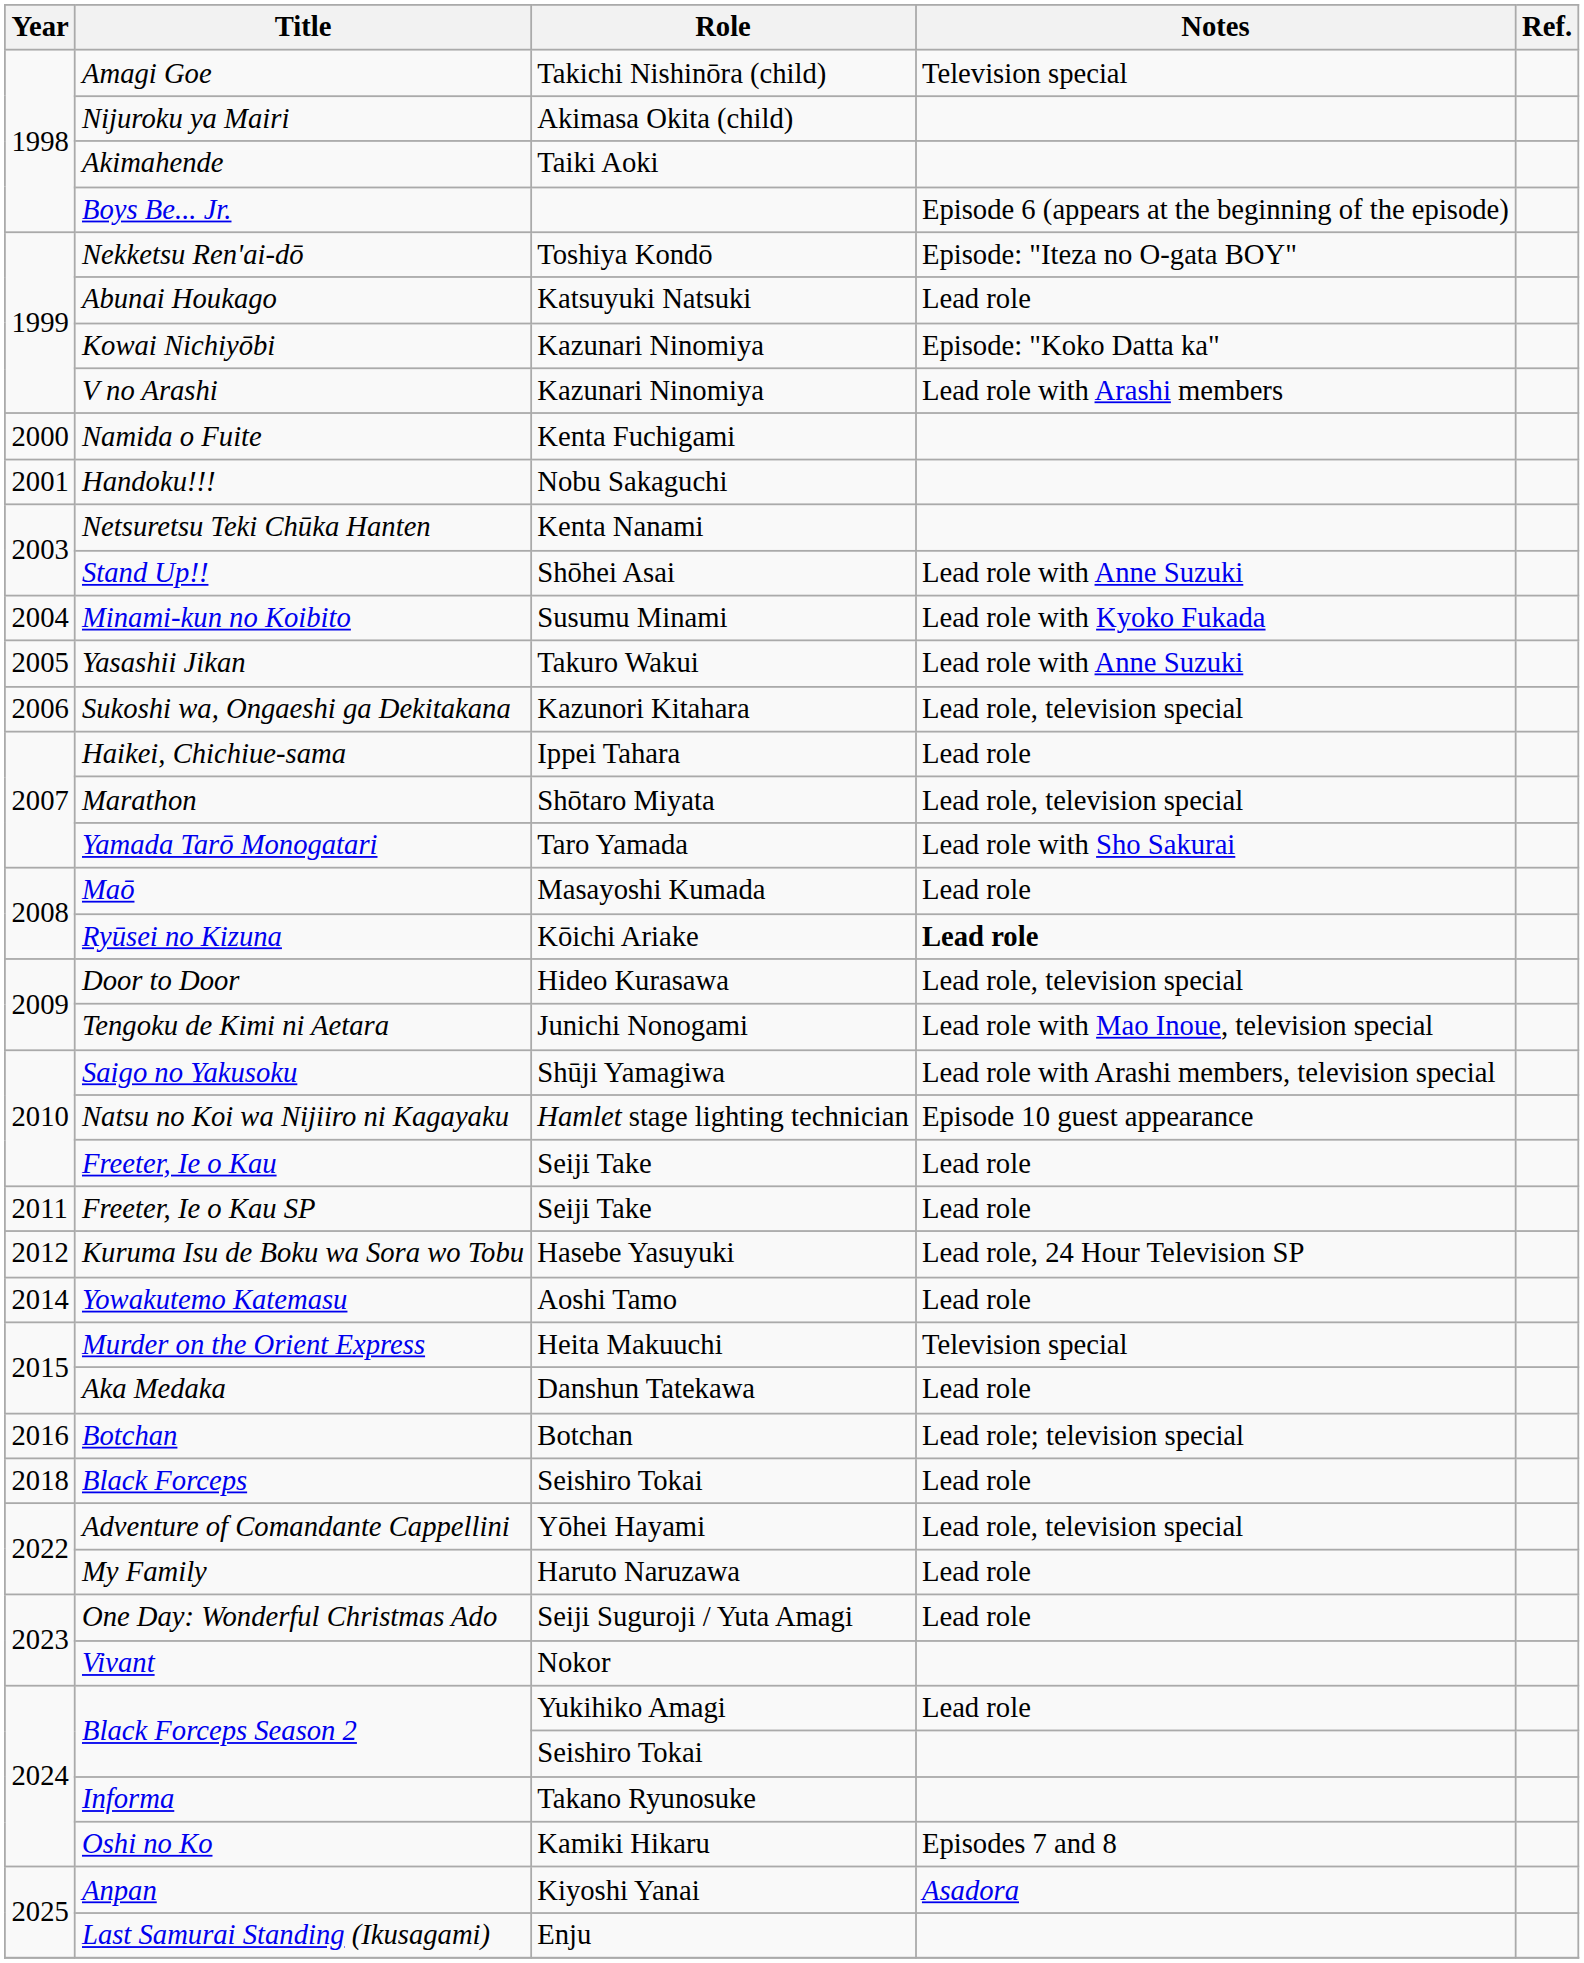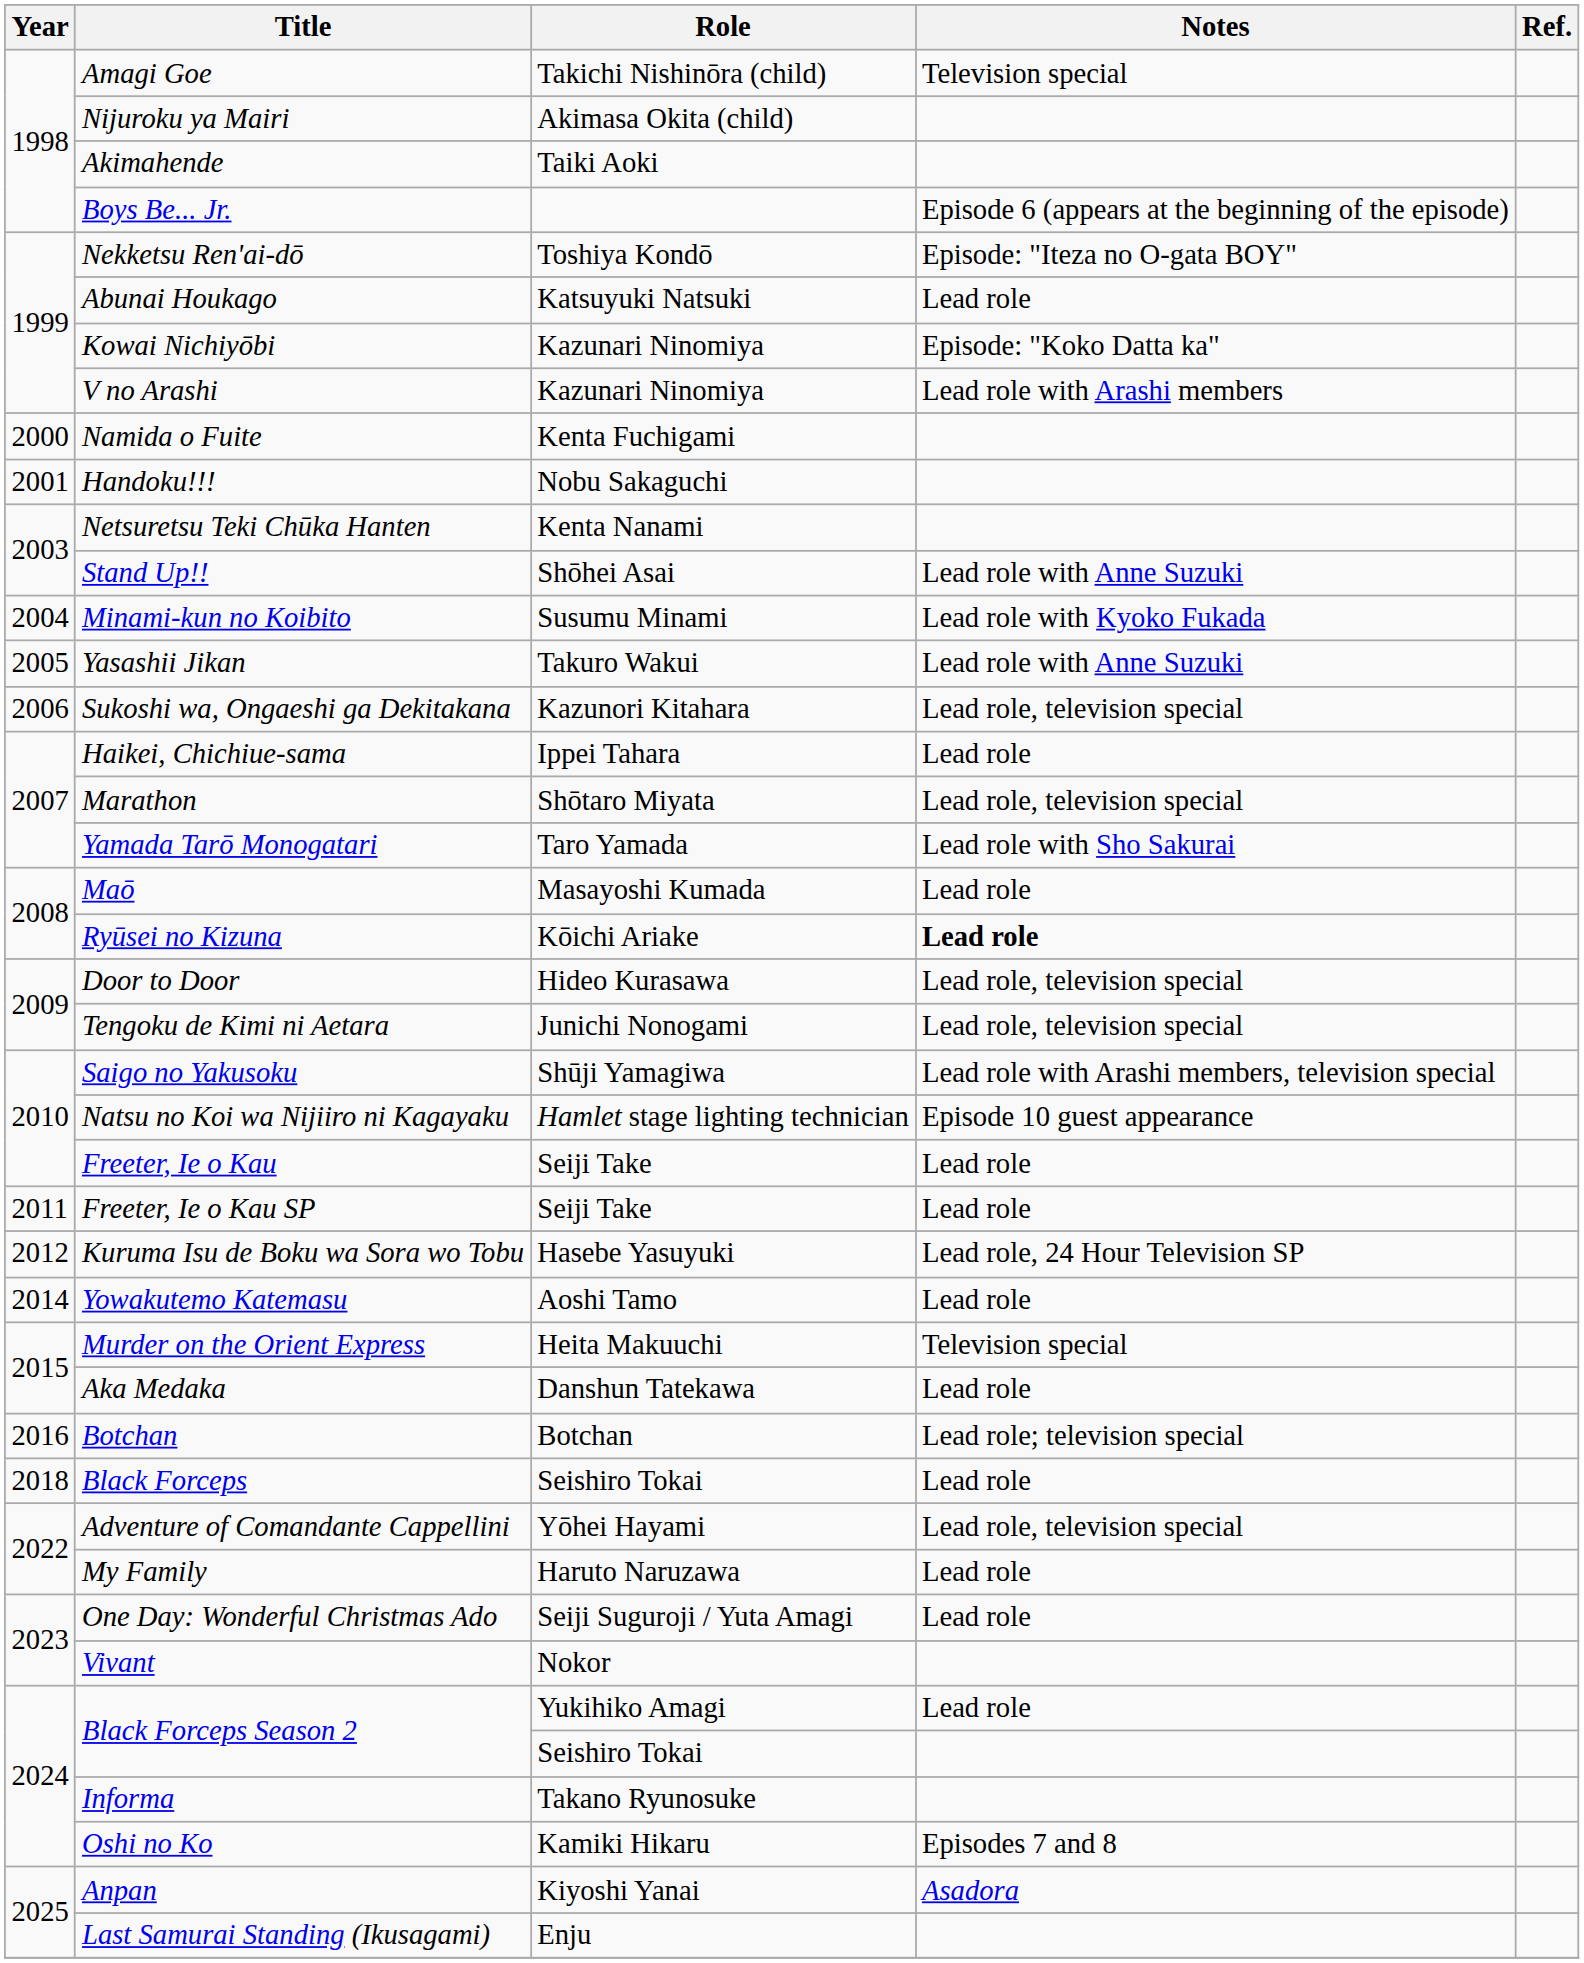(1178, 1026) Lead role with Mao Inoue, television special -> (1083, 1026) Lead role, television special
